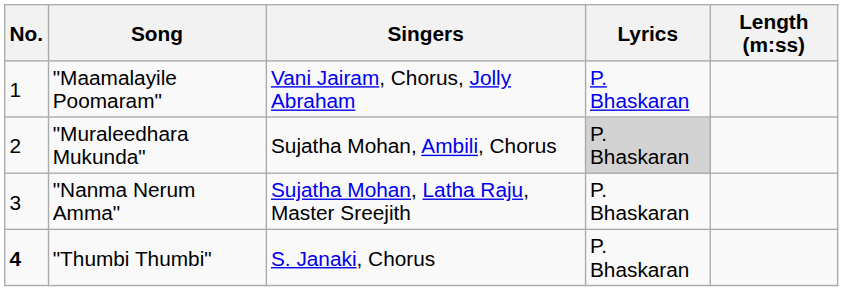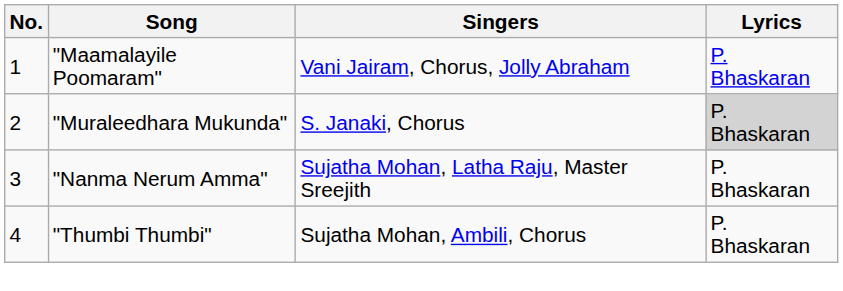- column: (774, 33)
(414, 146) Sujatha Mohan, Ambili, Chorus -> (383, 122) S. Janaki, Chorus
(15, 258) bold -> (15, 235) normal
(353, 258) S. Janaki, Chorus -> (443, 235) Sujatha Mohan, Ambili, Chorus
